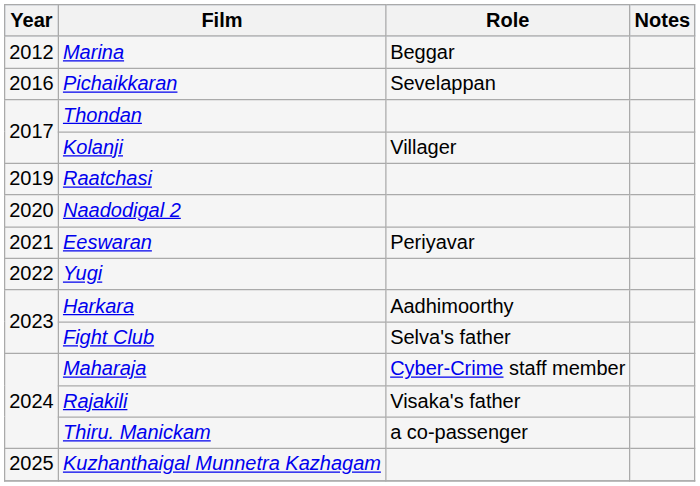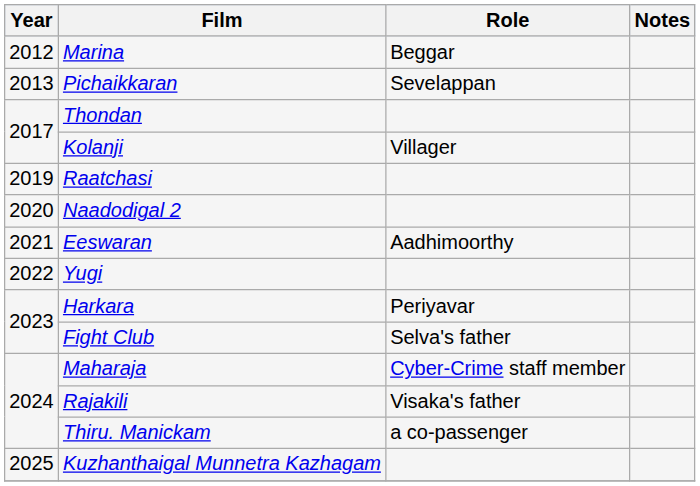(31, 83) 2016 -> (31, 83) 2013
(432, 242) Periyavar -> (452, 242) Aadhimoorthy
(452, 305) Aadhimoorthy -> (432, 305) Periyavar
